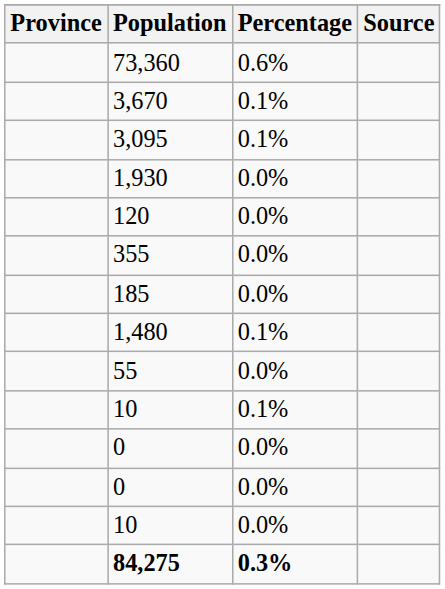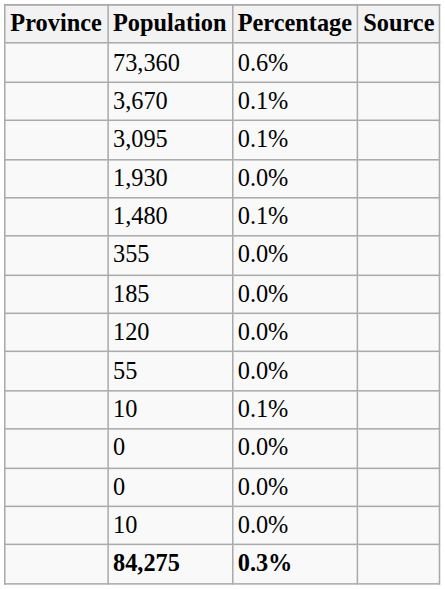rows swapped: (140, 332) <-> (131, 216)
